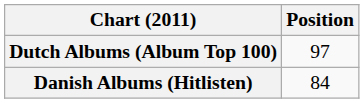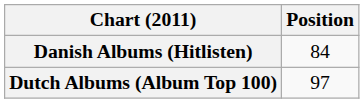rows swapped: (143, 82) <-> (143, 51)
